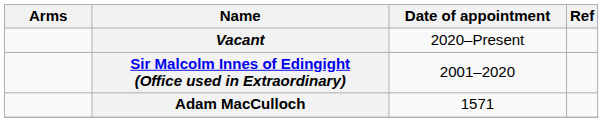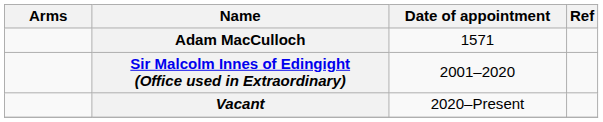rows swapped: (240, 104) <-> (240, 40)
